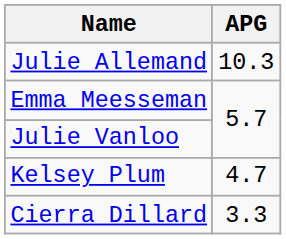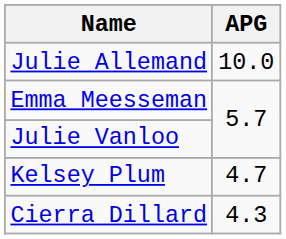(246, 62) 10.3 -> (246, 62) 10.0
(246, 215) 3.3 -> (246, 215) 4.3
